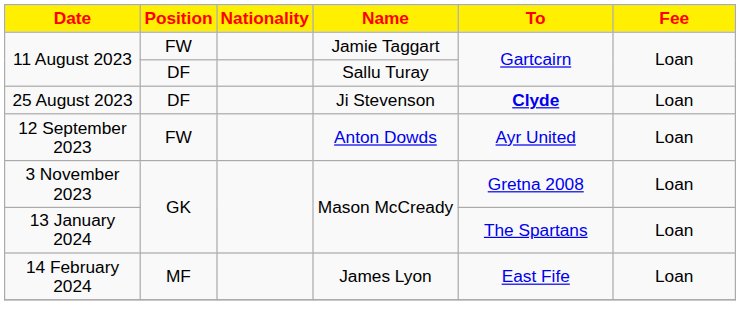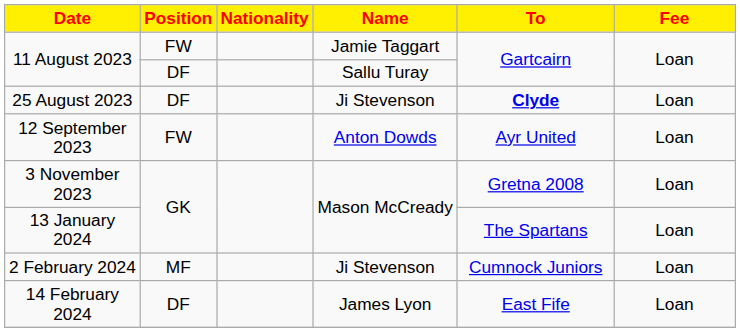+ row: (72, 267)
(178, 277) MF -> (178, 304) DF
